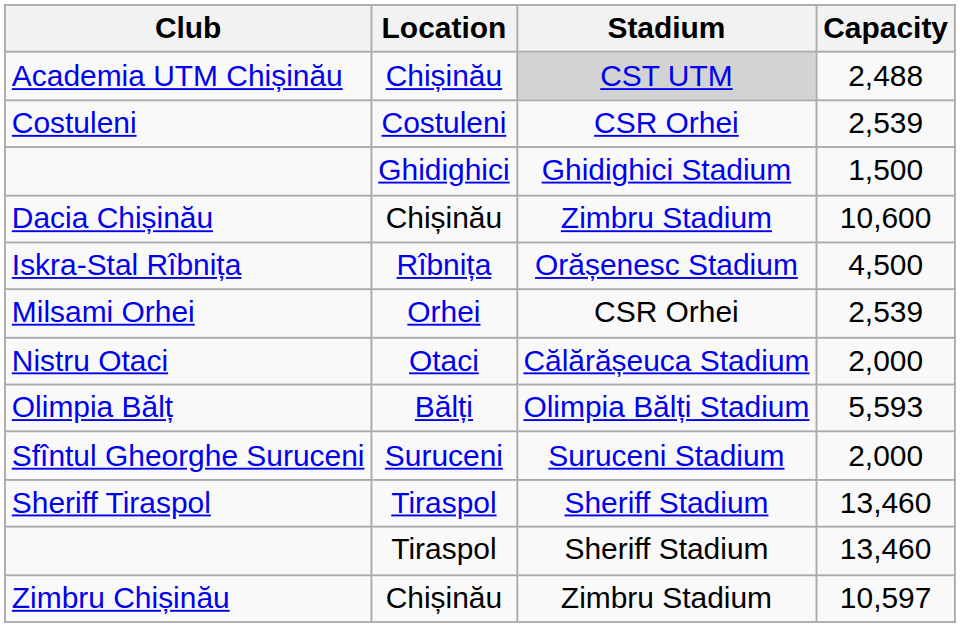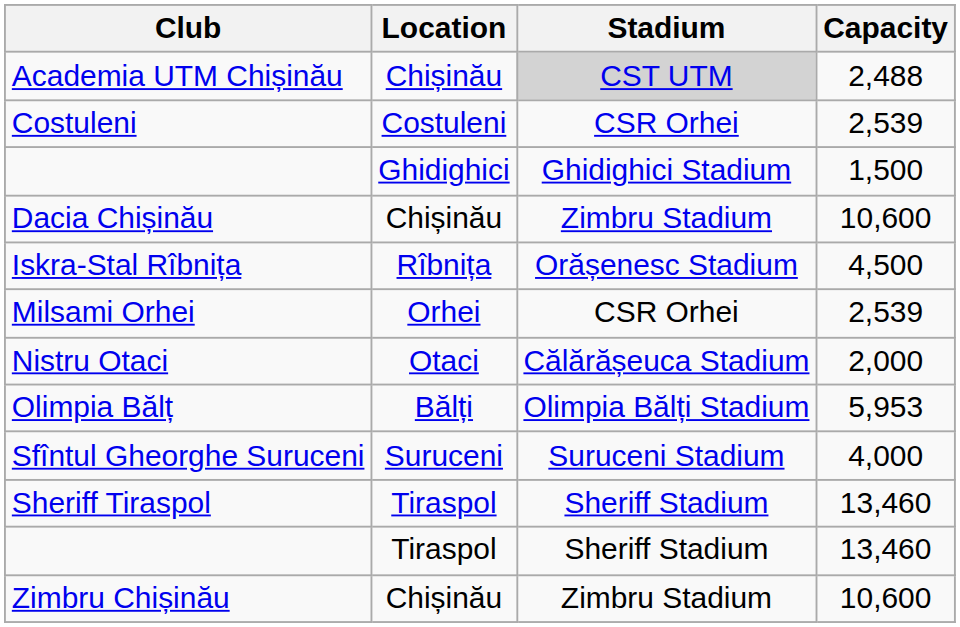(886, 407) 5,593 -> (886, 407) 5,953
(886, 455) 2,000 -> (886, 455) 4,000
(886, 597) 10,597 -> (886, 597) 10,600
